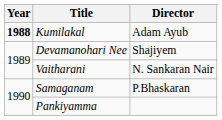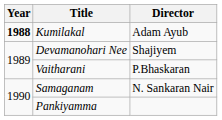(173, 69) N. Sankaran Nair -> (161, 69) P.Bhaskaran
(161, 87) P.Bhaskaran -> (173, 87) N. Sankaran Nair
